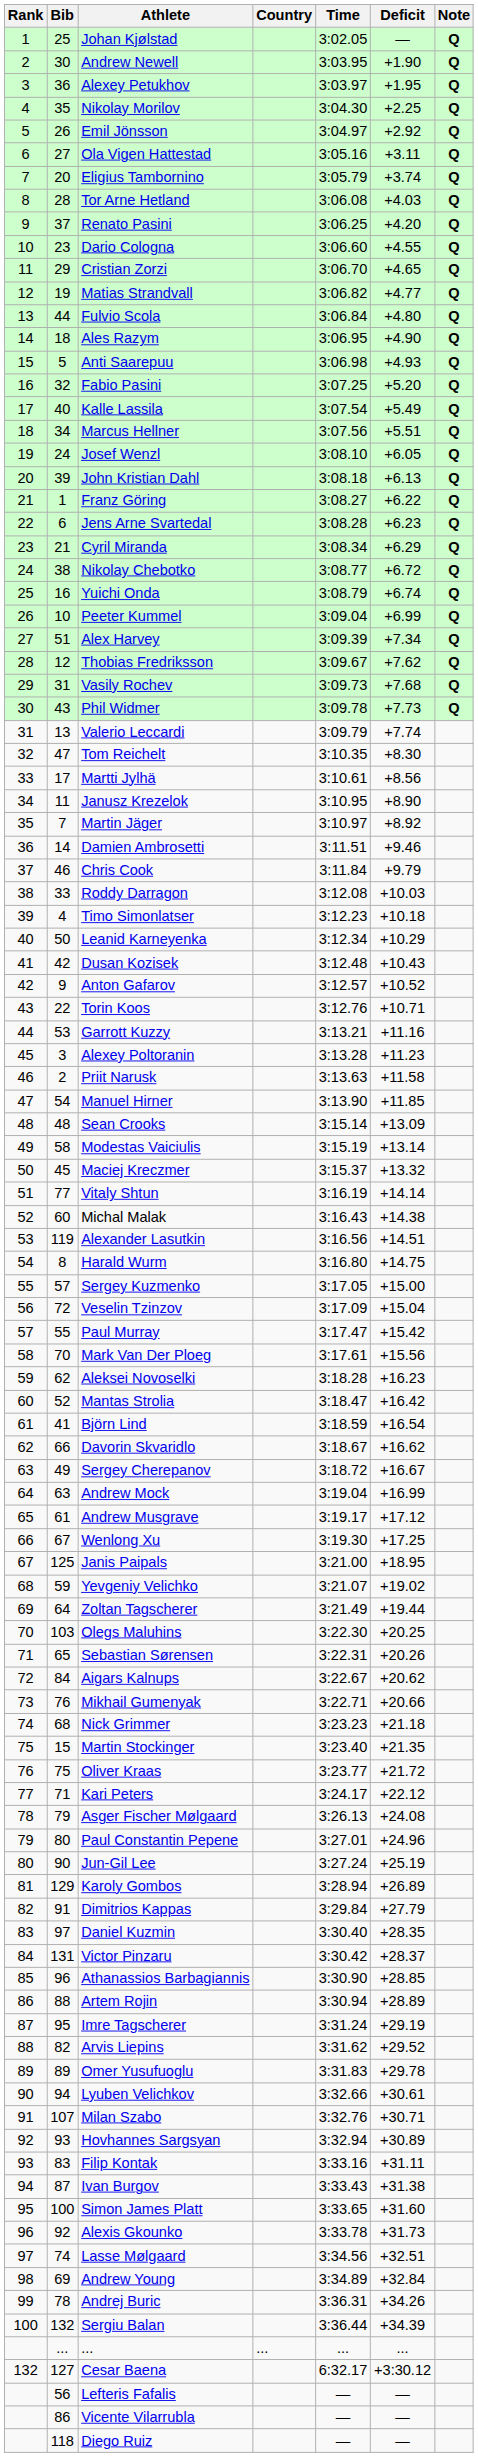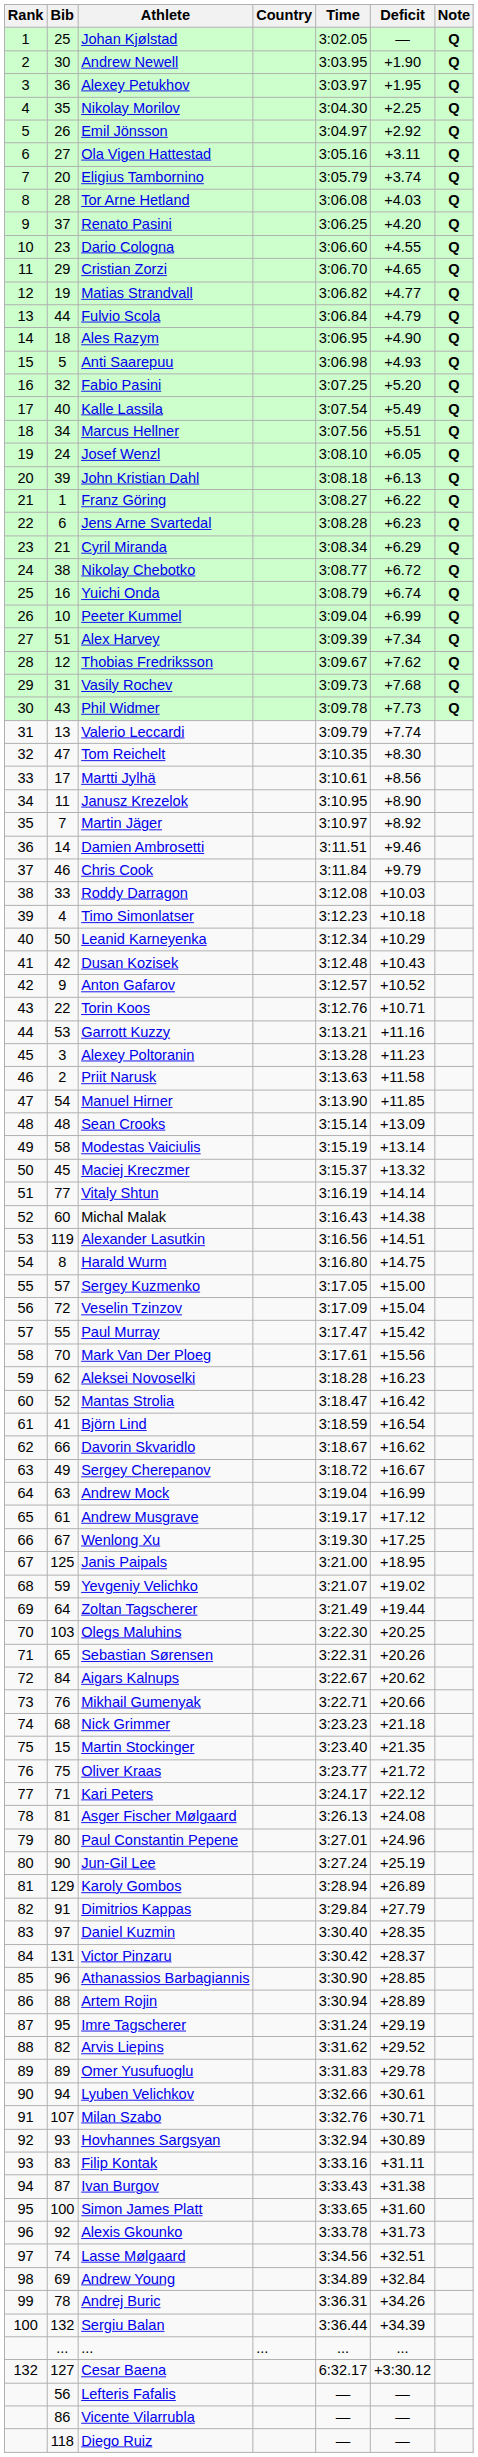(403, 316) +4.80 -> (403, 316) +4.79
(62, 1817) 79 -> (62, 1817) 81
